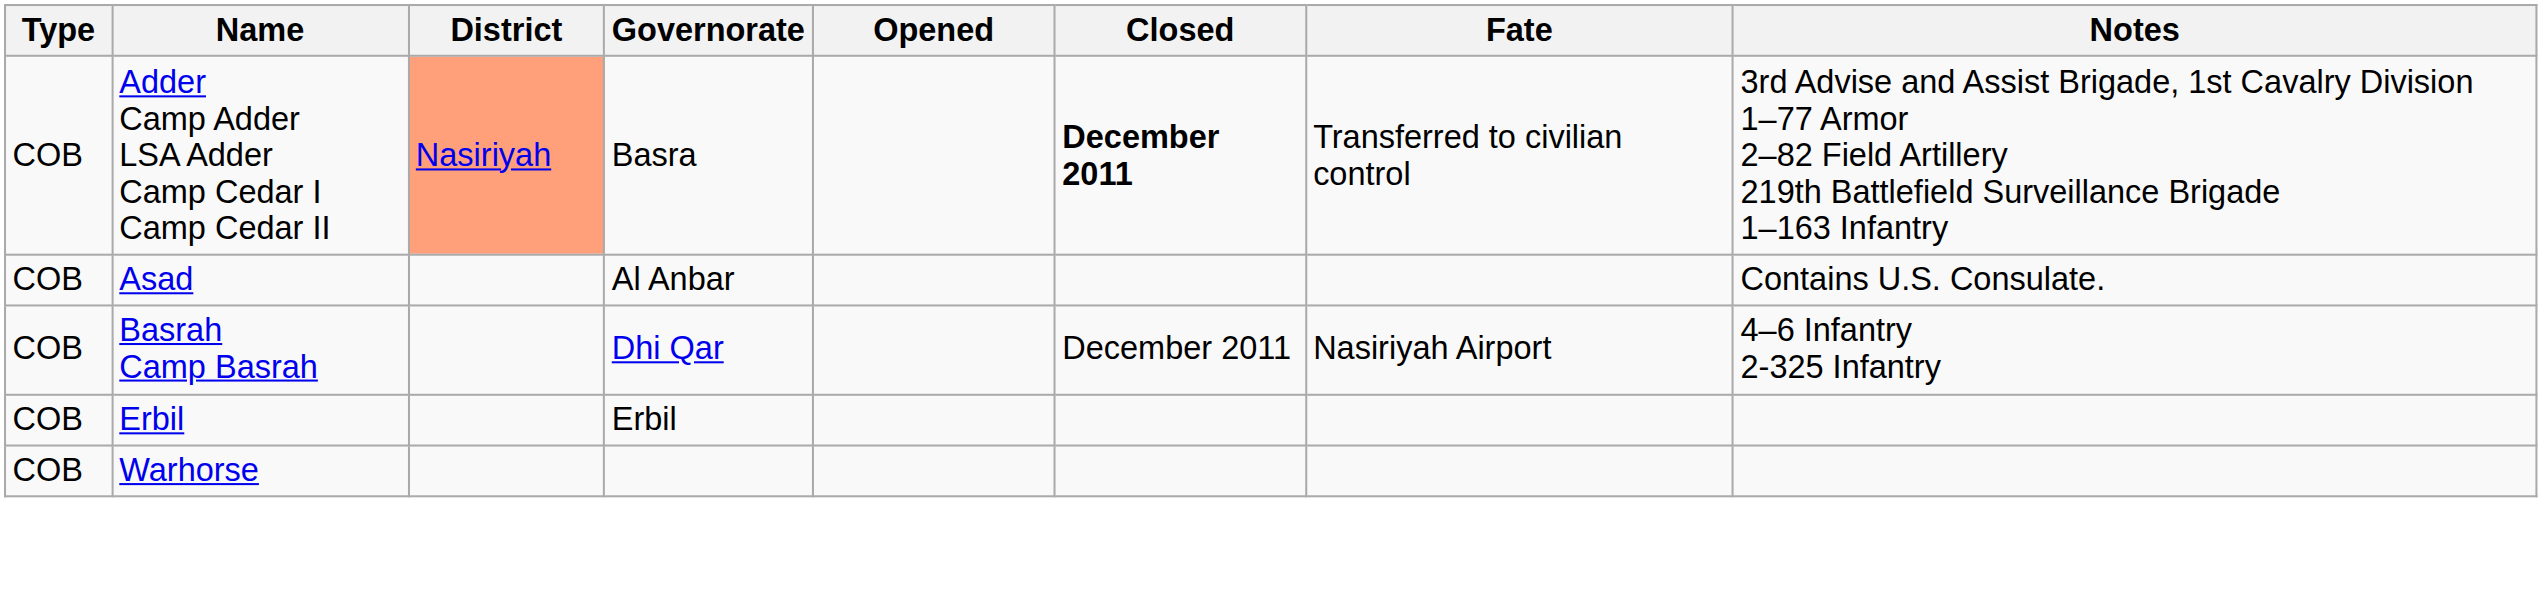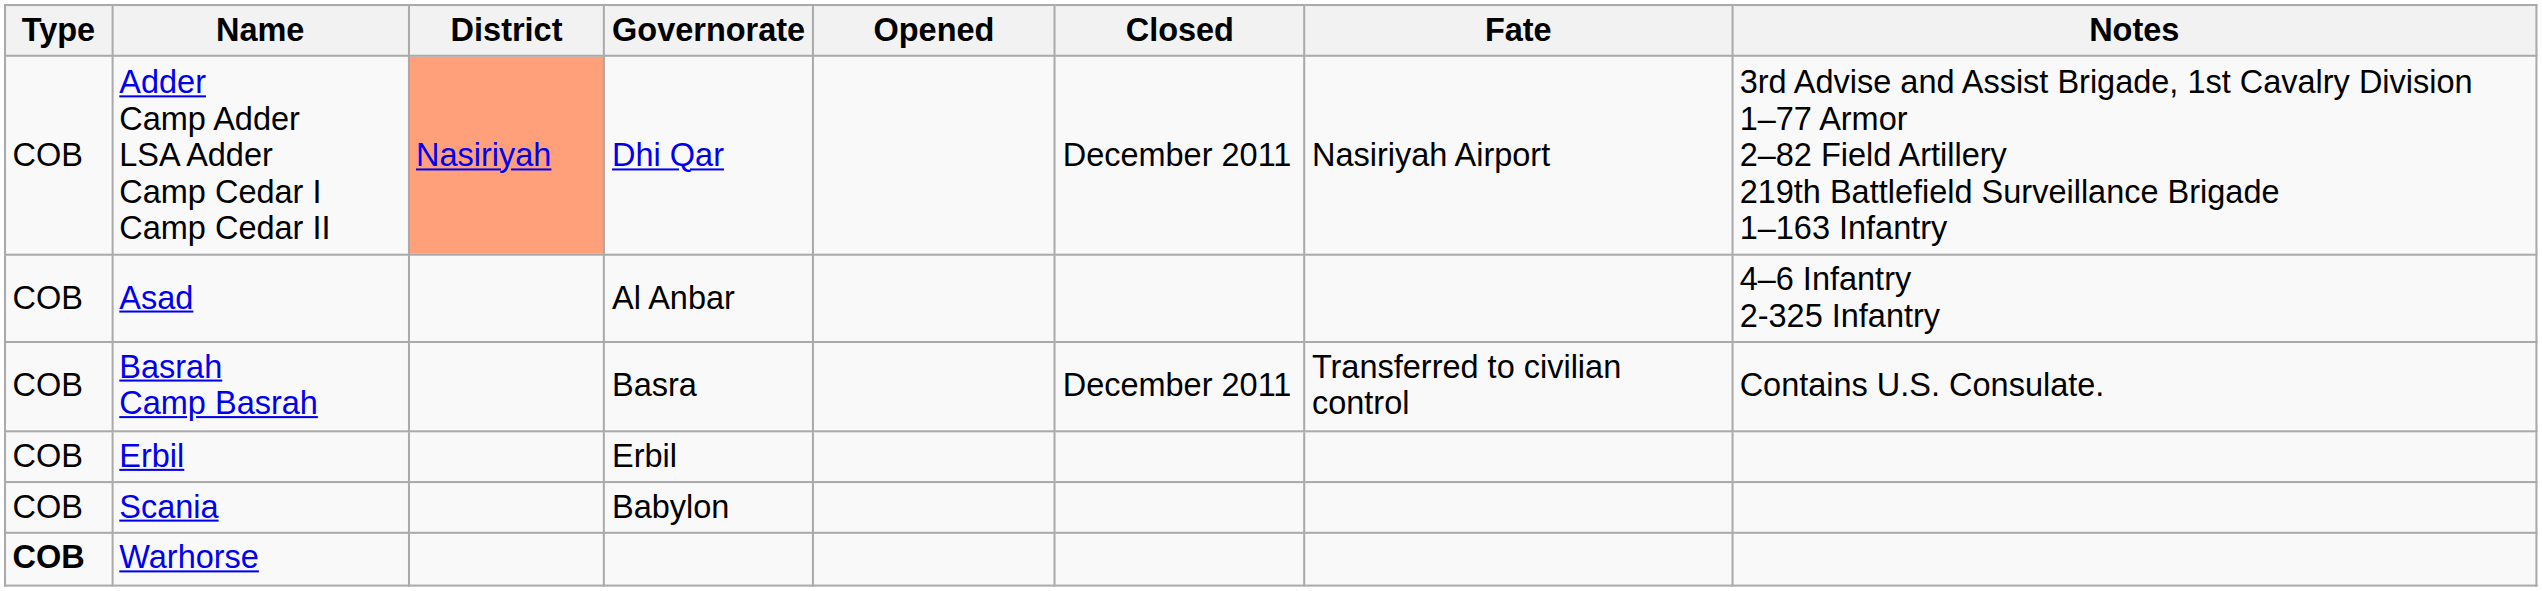(654, 154) Basra -> (668, 154) Dhi Qar
(1141, 154) bold -> (1177, 154) normal
(1468, 154) Transferred to civilian control -> (1431, 154) Nasiriyah Airport
(1923, 279) Contains U.S. Consulate. -> (1840, 297) 4–6 Infantry 2-325 Infantry
(668, 349) Dhi Qar -> (654, 385) Basra
(1432, 349) Nasiriyah Airport -> (1467, 385) Transferred to civilian control
(1841, 349) 4–6 Infantry 2-325 Infantry -> (1922, 385) Contains U.S. Consulate.
+ row: (169, 507)
(48, 470) normal -> (49, 558) bold
